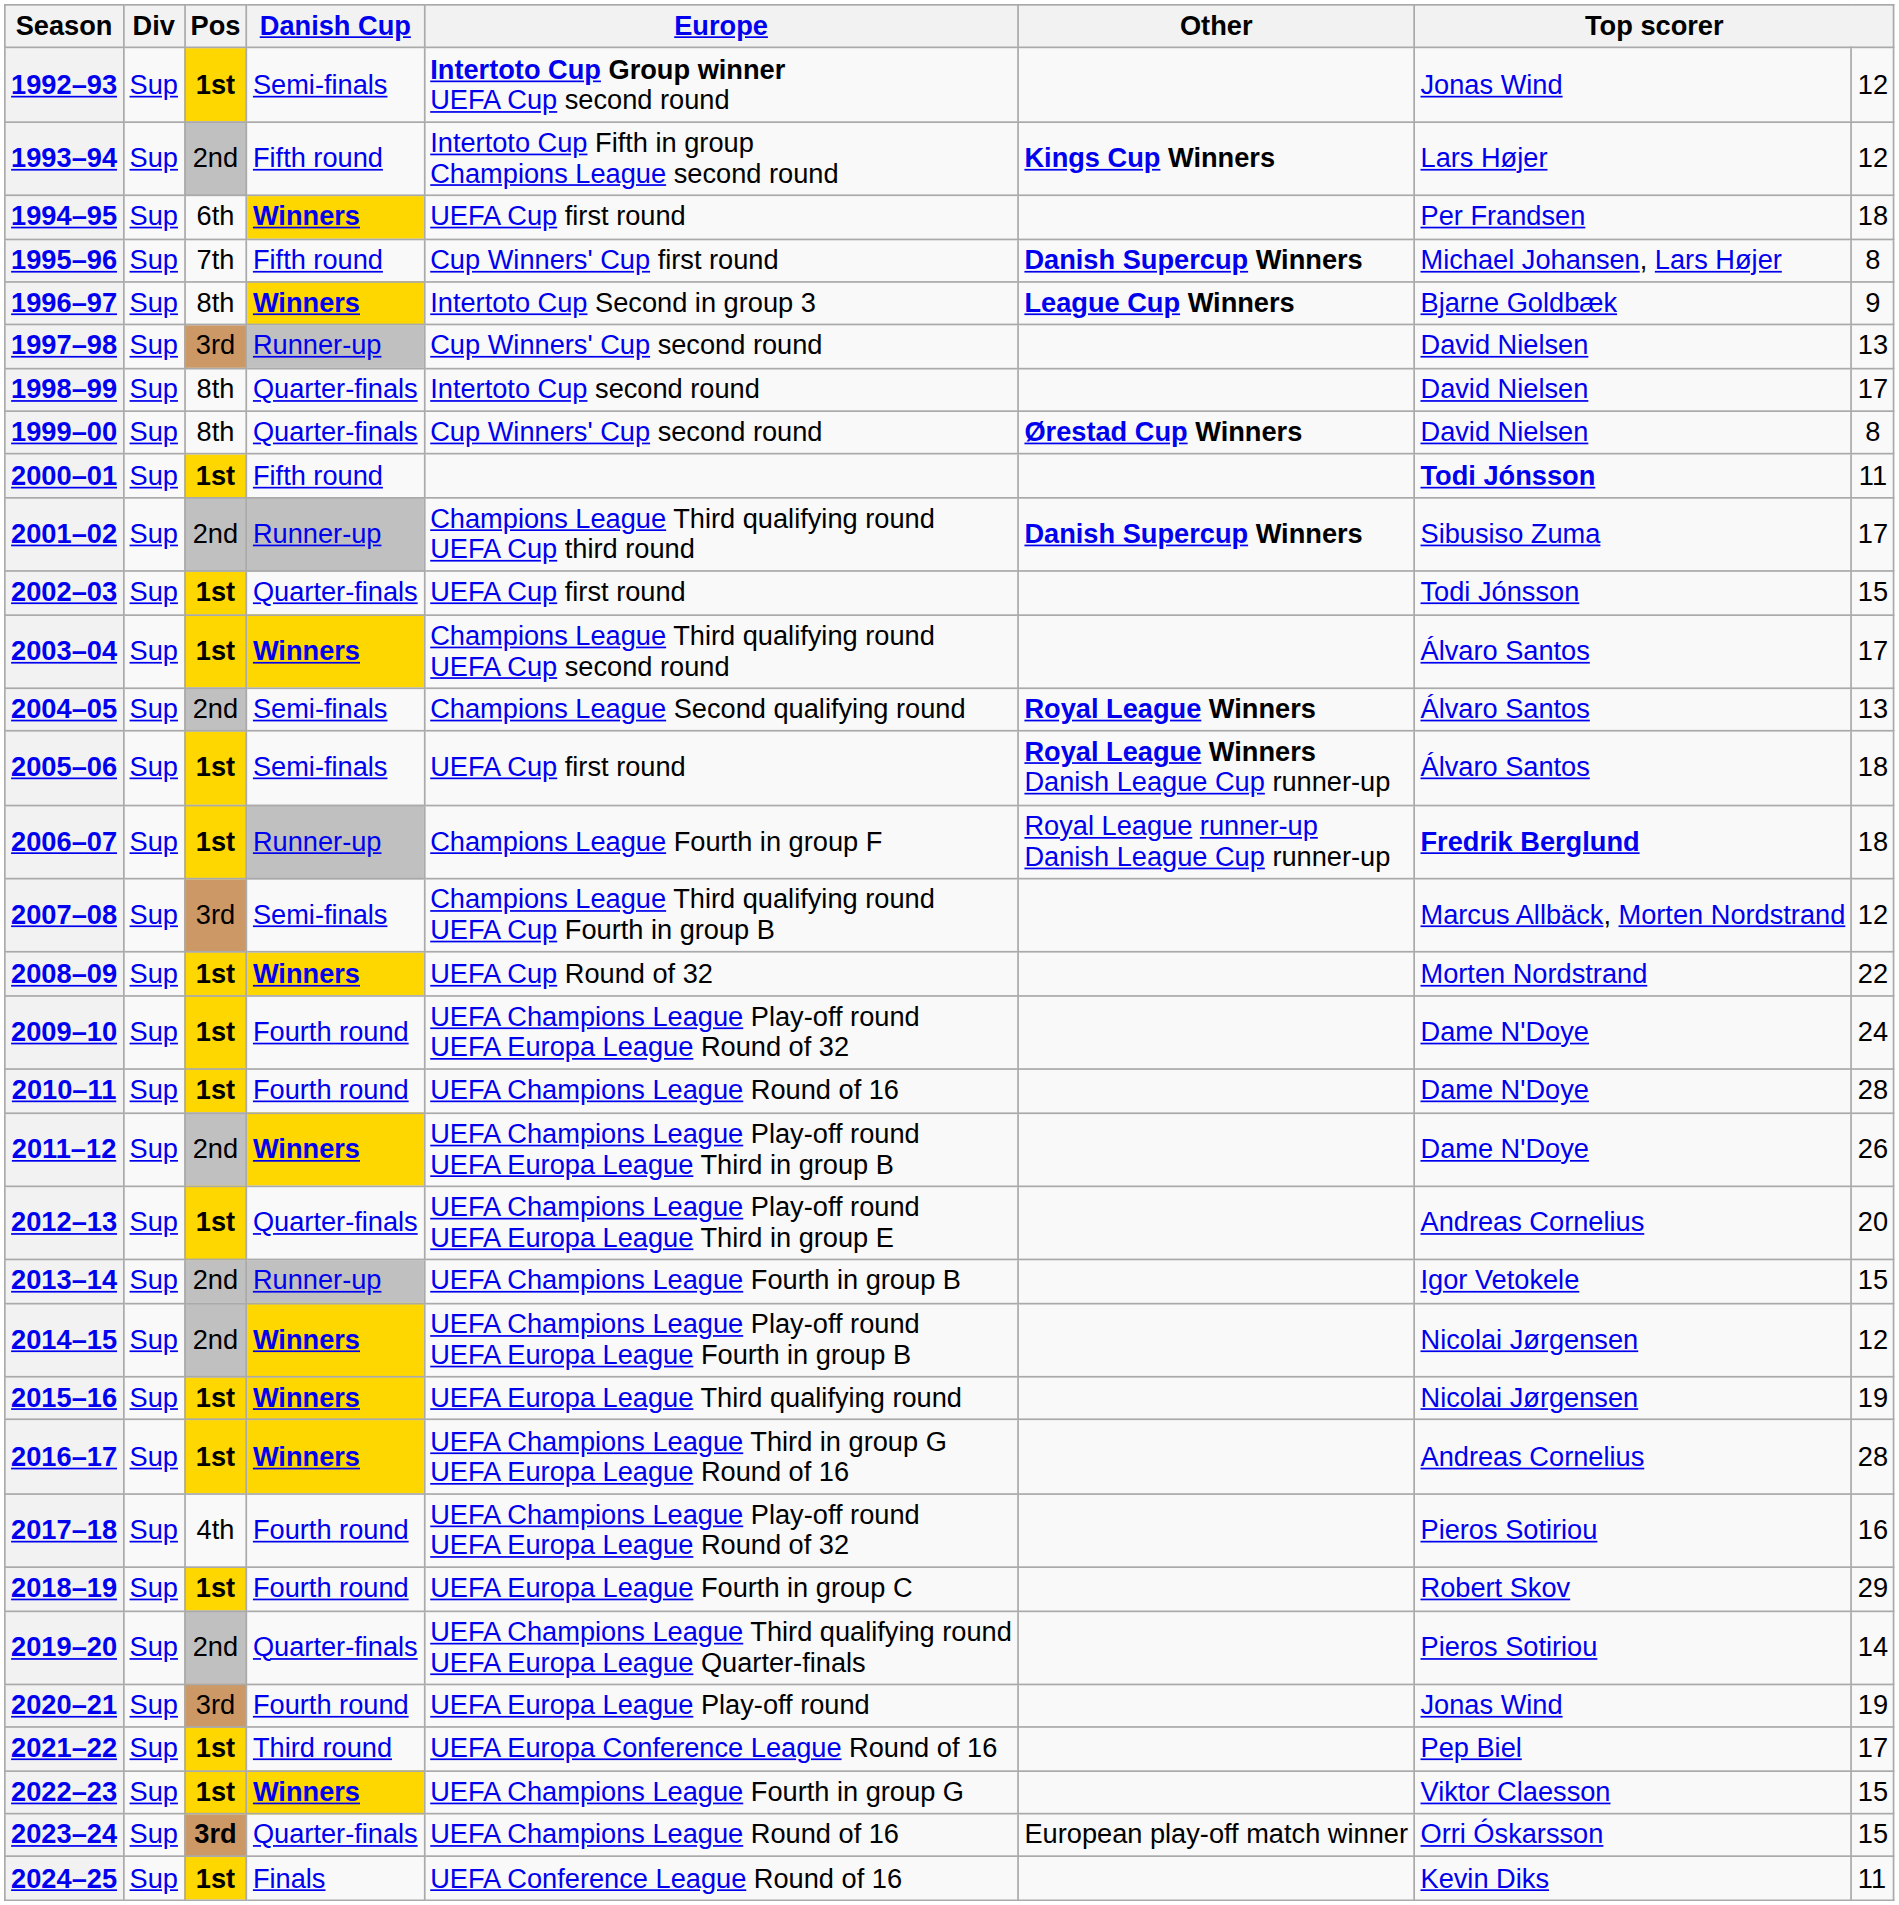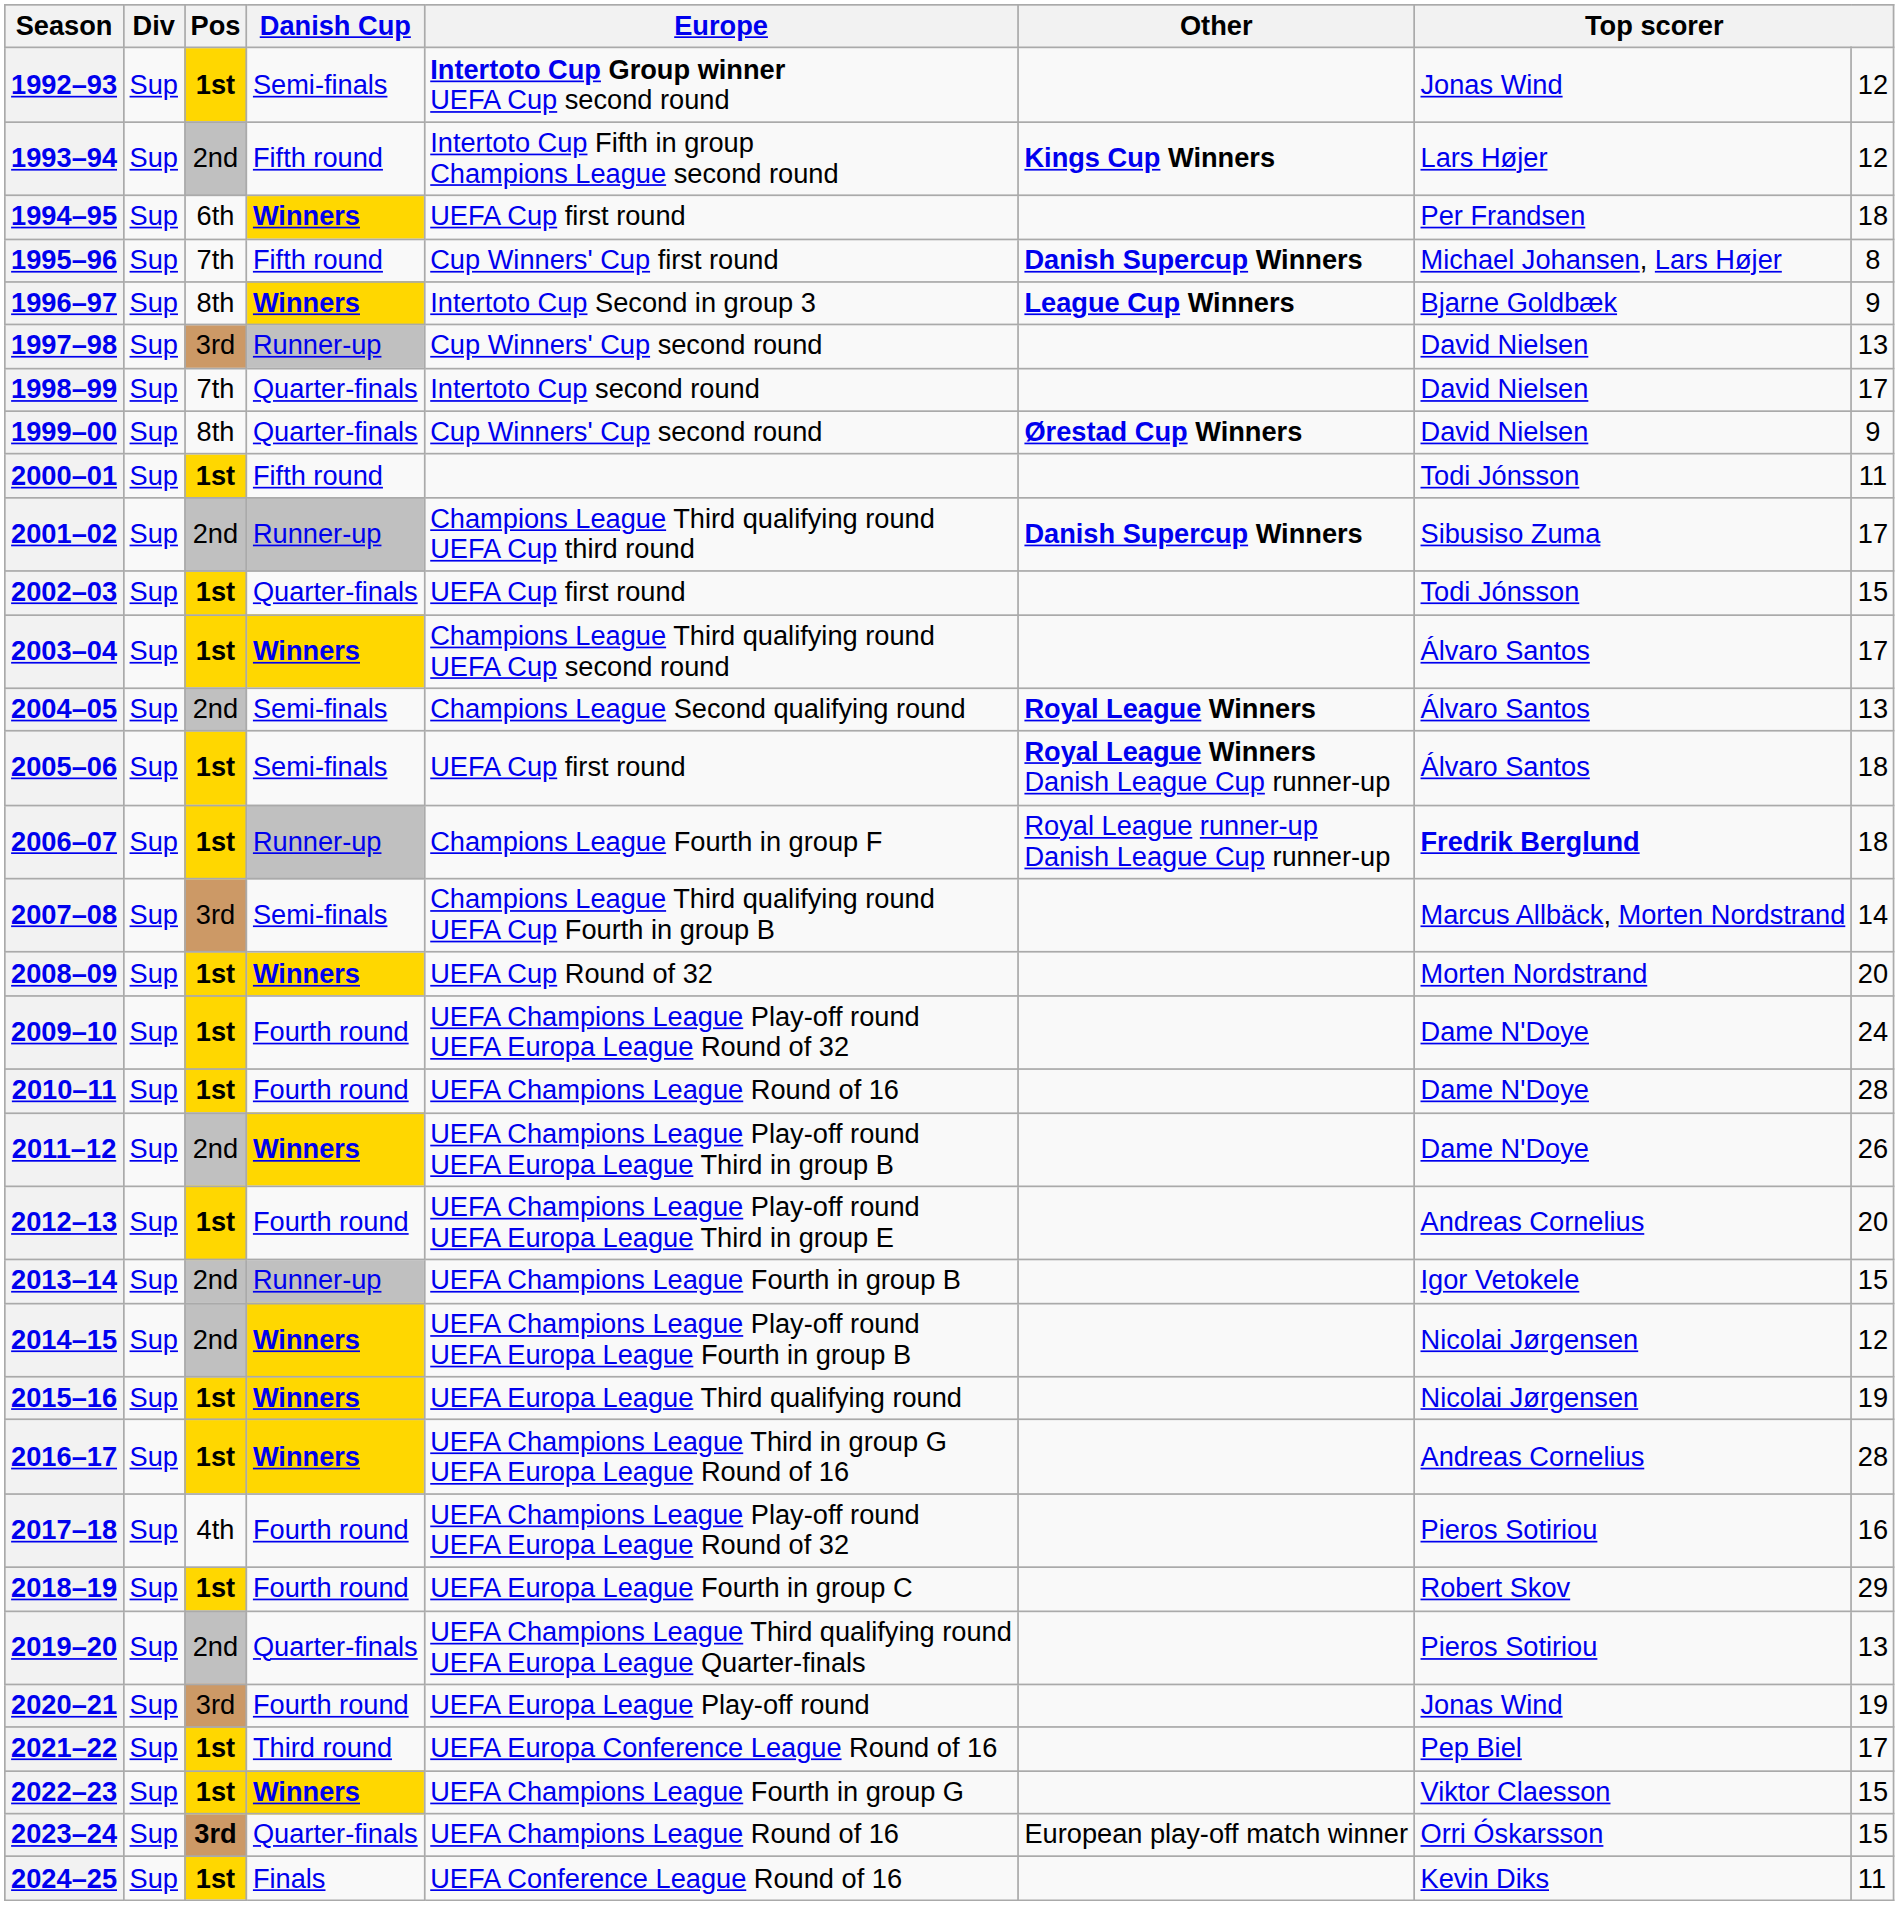(215, 389) 8th -> (215, 389) 7th
(1873, 432) 8 -> (1873, 432) 9
(1508, 475) bold -> (1500, 475) normal
(1873, 915) 12 -> (1873, 915) 14
(1873, 973) 22 -> (1873, 973) 20
(335, 1222) Quarter-finals -> (331, 1222) Fourth round
(1873, 1647) 14 -> (1873, 1647) 13
